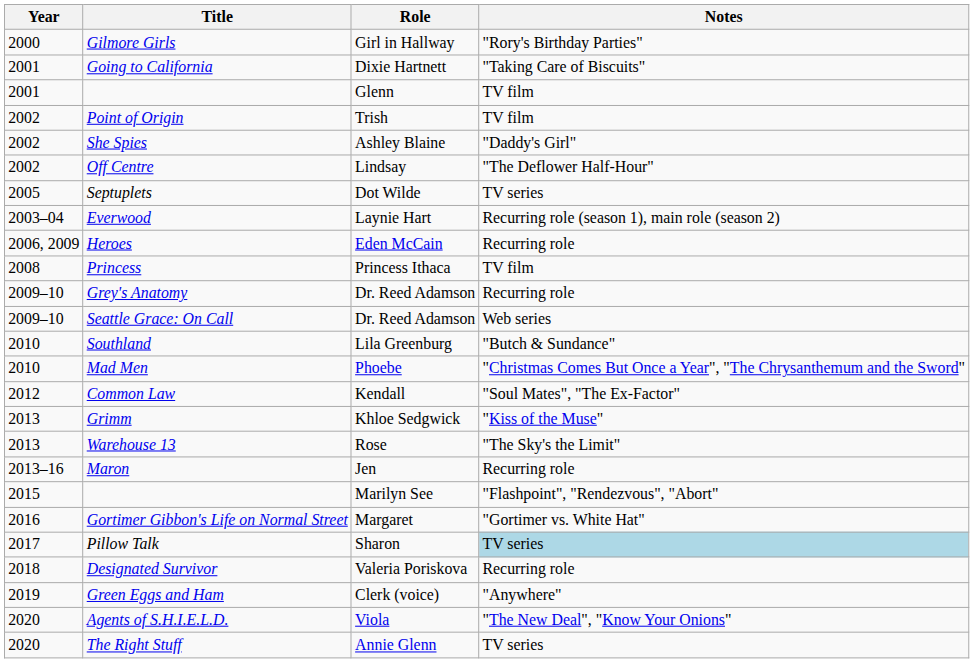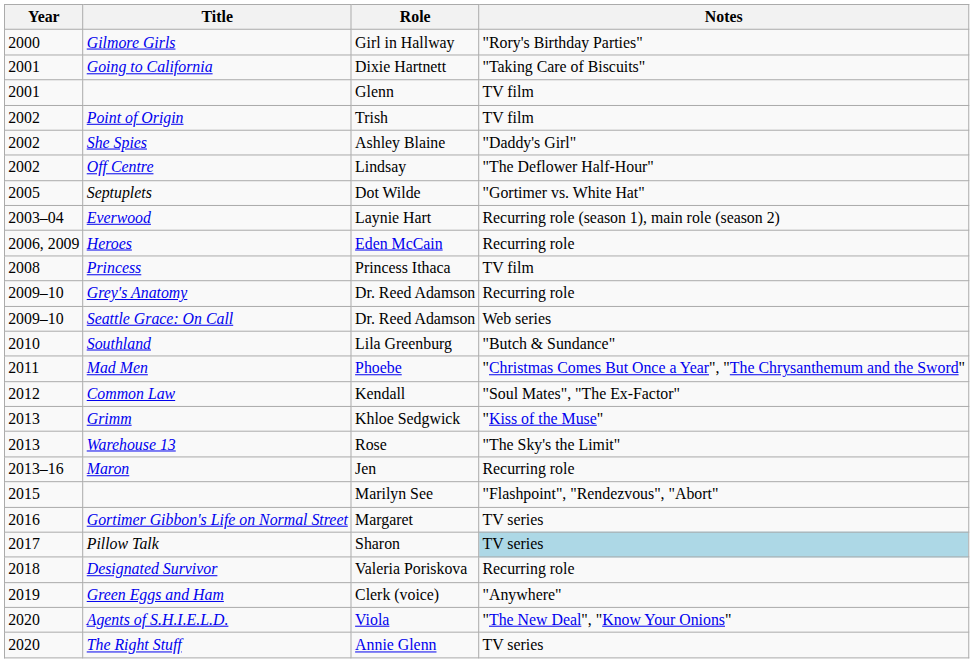(513, 192) TV series -> (564, 192) "Gortimer vs. White Hat"
(24, 368) 2010 -> (24, 368) 2011
(564, 519) "Gortimer vs. White Hat" -> (513, 519) TV series
